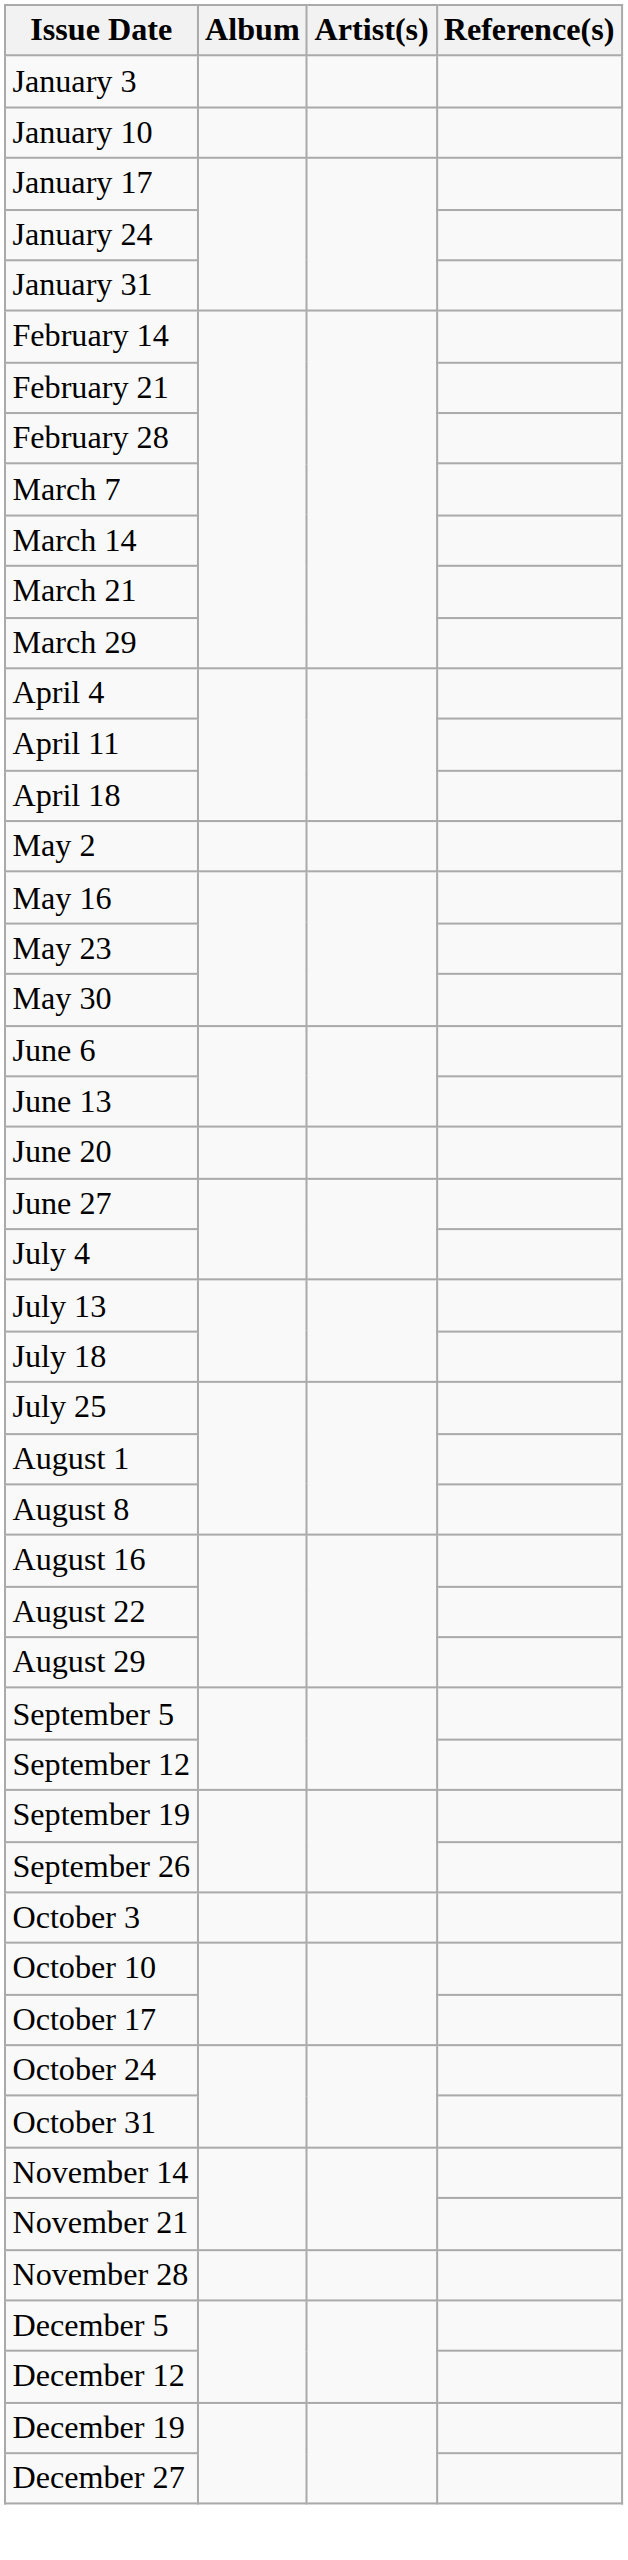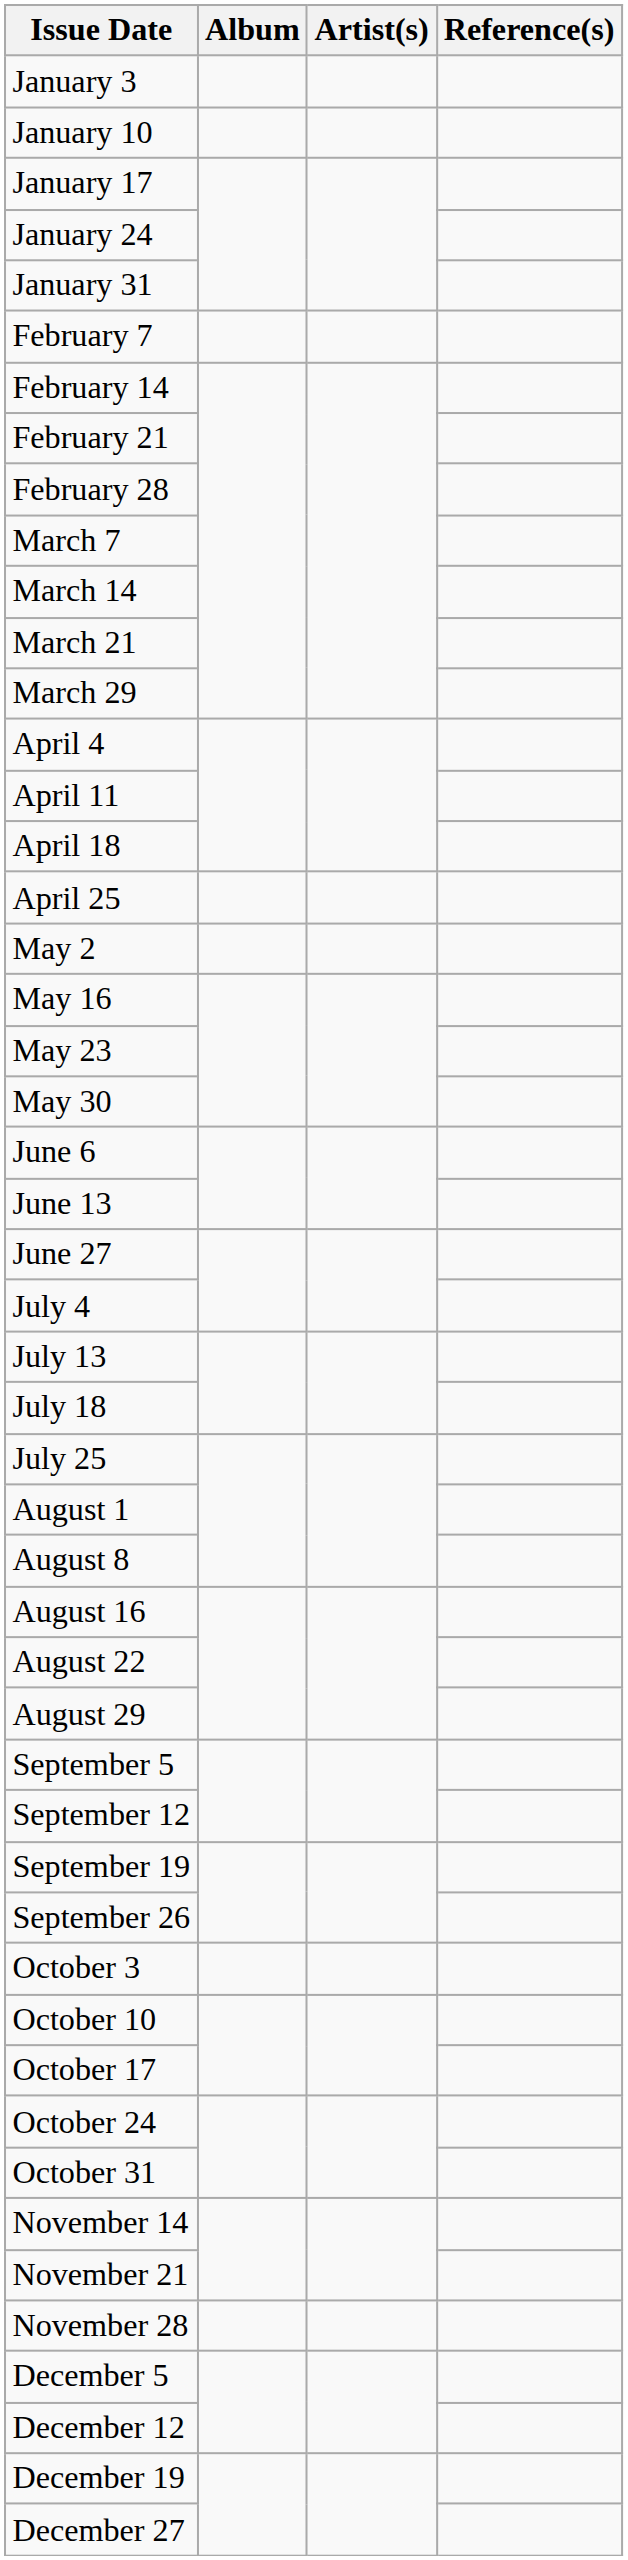+ row: (83, 336)
+ row: (66, 897)
- row: (62, 1152)
